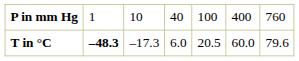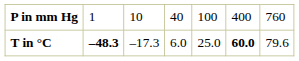(209, 43) 20.5 -> (209, 43) 25.0
(243, 43) normal -> (243, 43) bold
